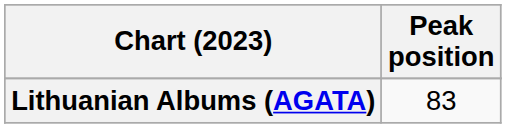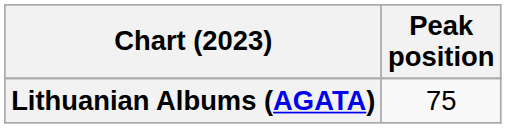(441, 100) 83 -> (441, 100) 75
